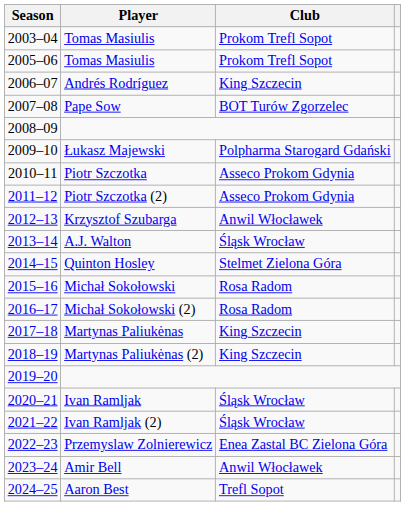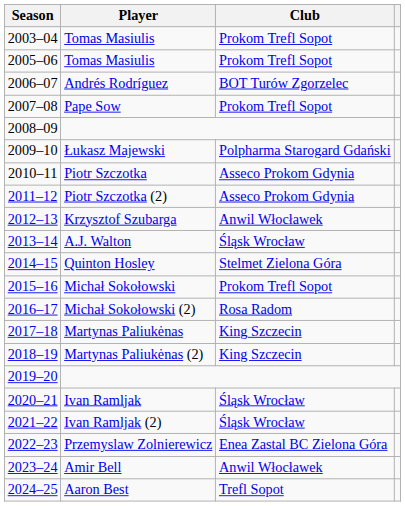(260, 83) King Szczecin -> (284, 83) BOT Turów Zgorzelec
(284, 106) BOT Turów Zgorzelec -> (276, 106) Prokom Trefl Sopot
(256, 286) Rosa Radom -> (276, 286) Prokom Trefl Sopot
